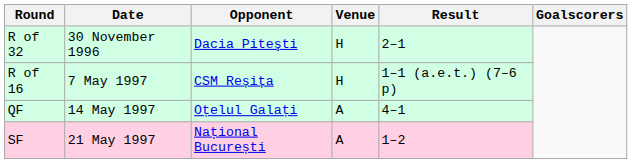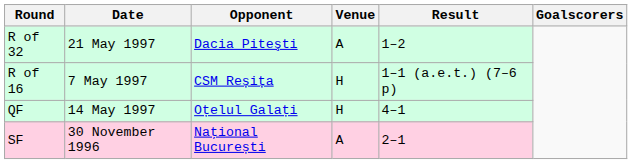(112, 45) 30 November 1996 -> (112, 45) 21 May 1997
(339, 45) H -> (339, 45) A
(393, 45) 2–1 -> (393, 45) 1–2
(339, 111) A -> (339, 111) H
(112, 140) 21 May 1997 -> (112, 140) 30 November 1996
(393, 140) 1–2 -> (393, 140) 2–1
